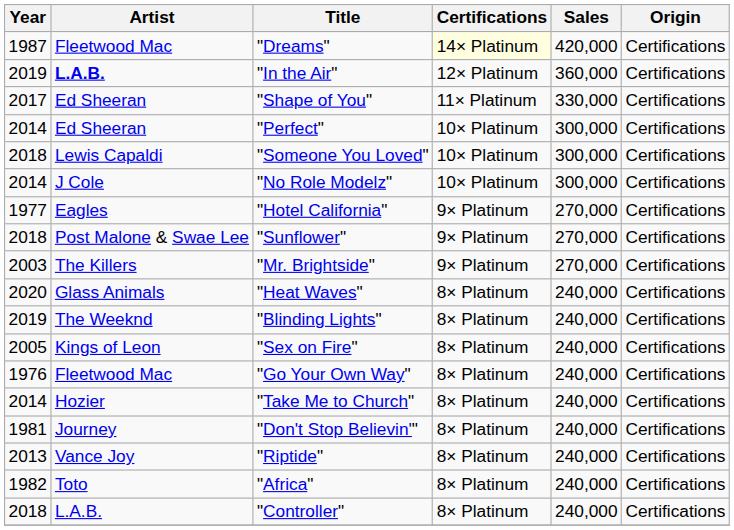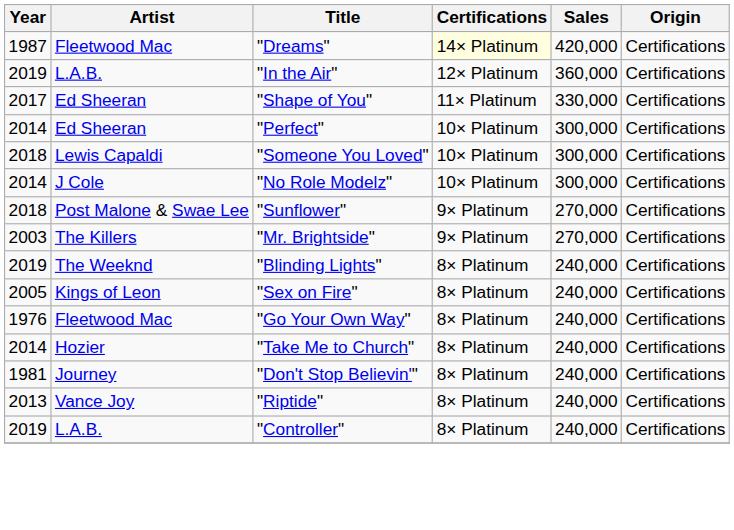(80, 73) bold -> (78, 73) normal
- row: (322, 210)
- row: (310, 292)
- row: (285, 484)
(28, 511) 2018 -> (28, 429) 2019
